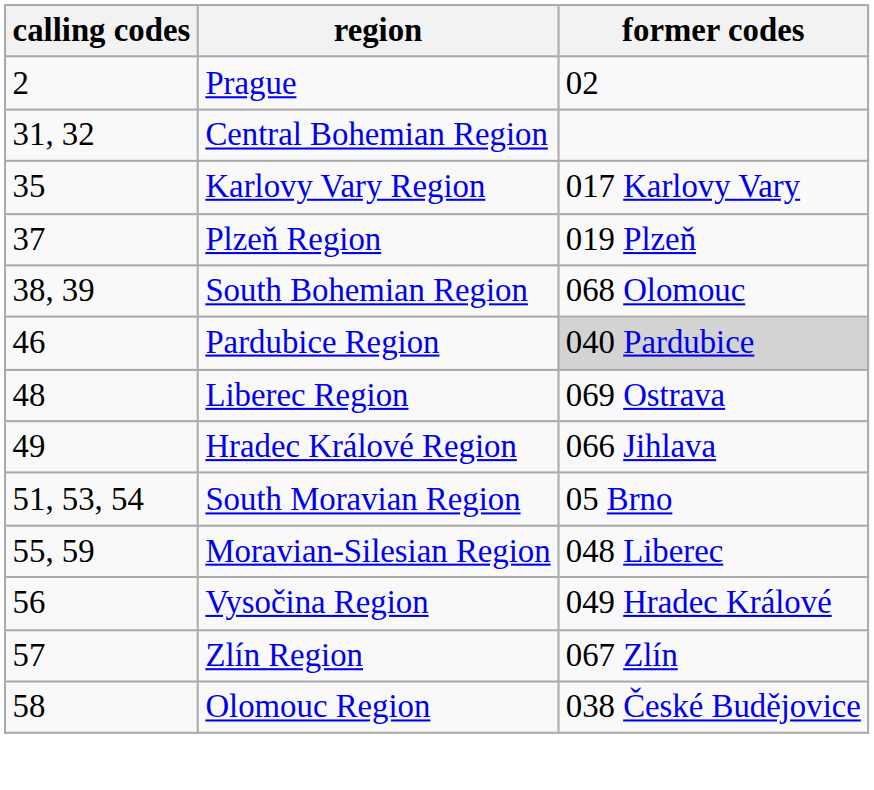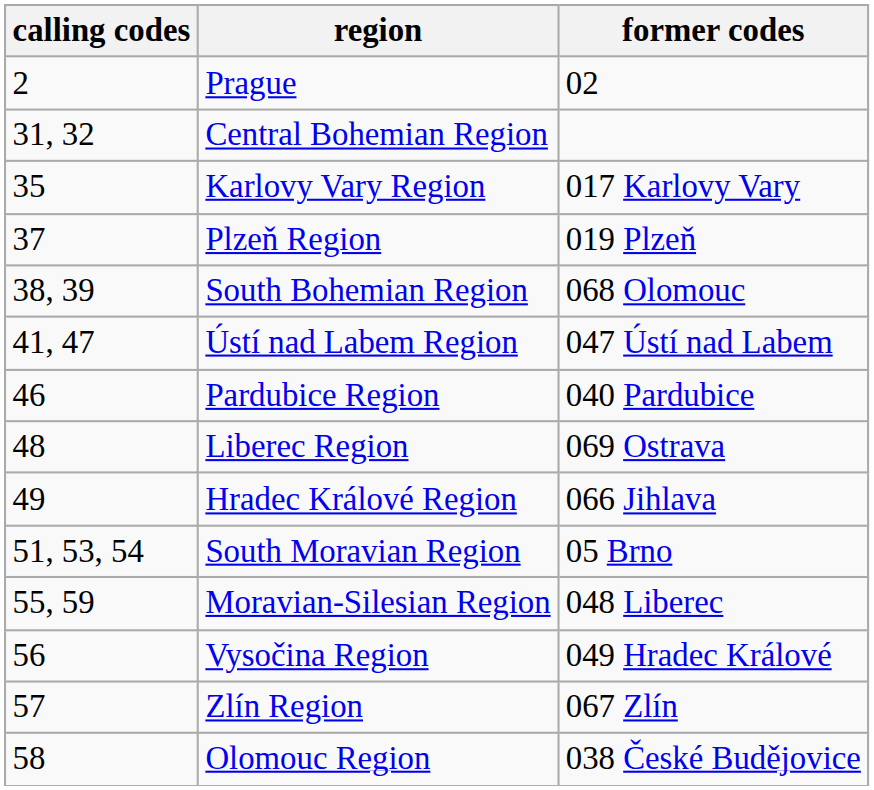+ row: (362, 342)
(660, 342) lightgrey background -> (660, 394) no background
